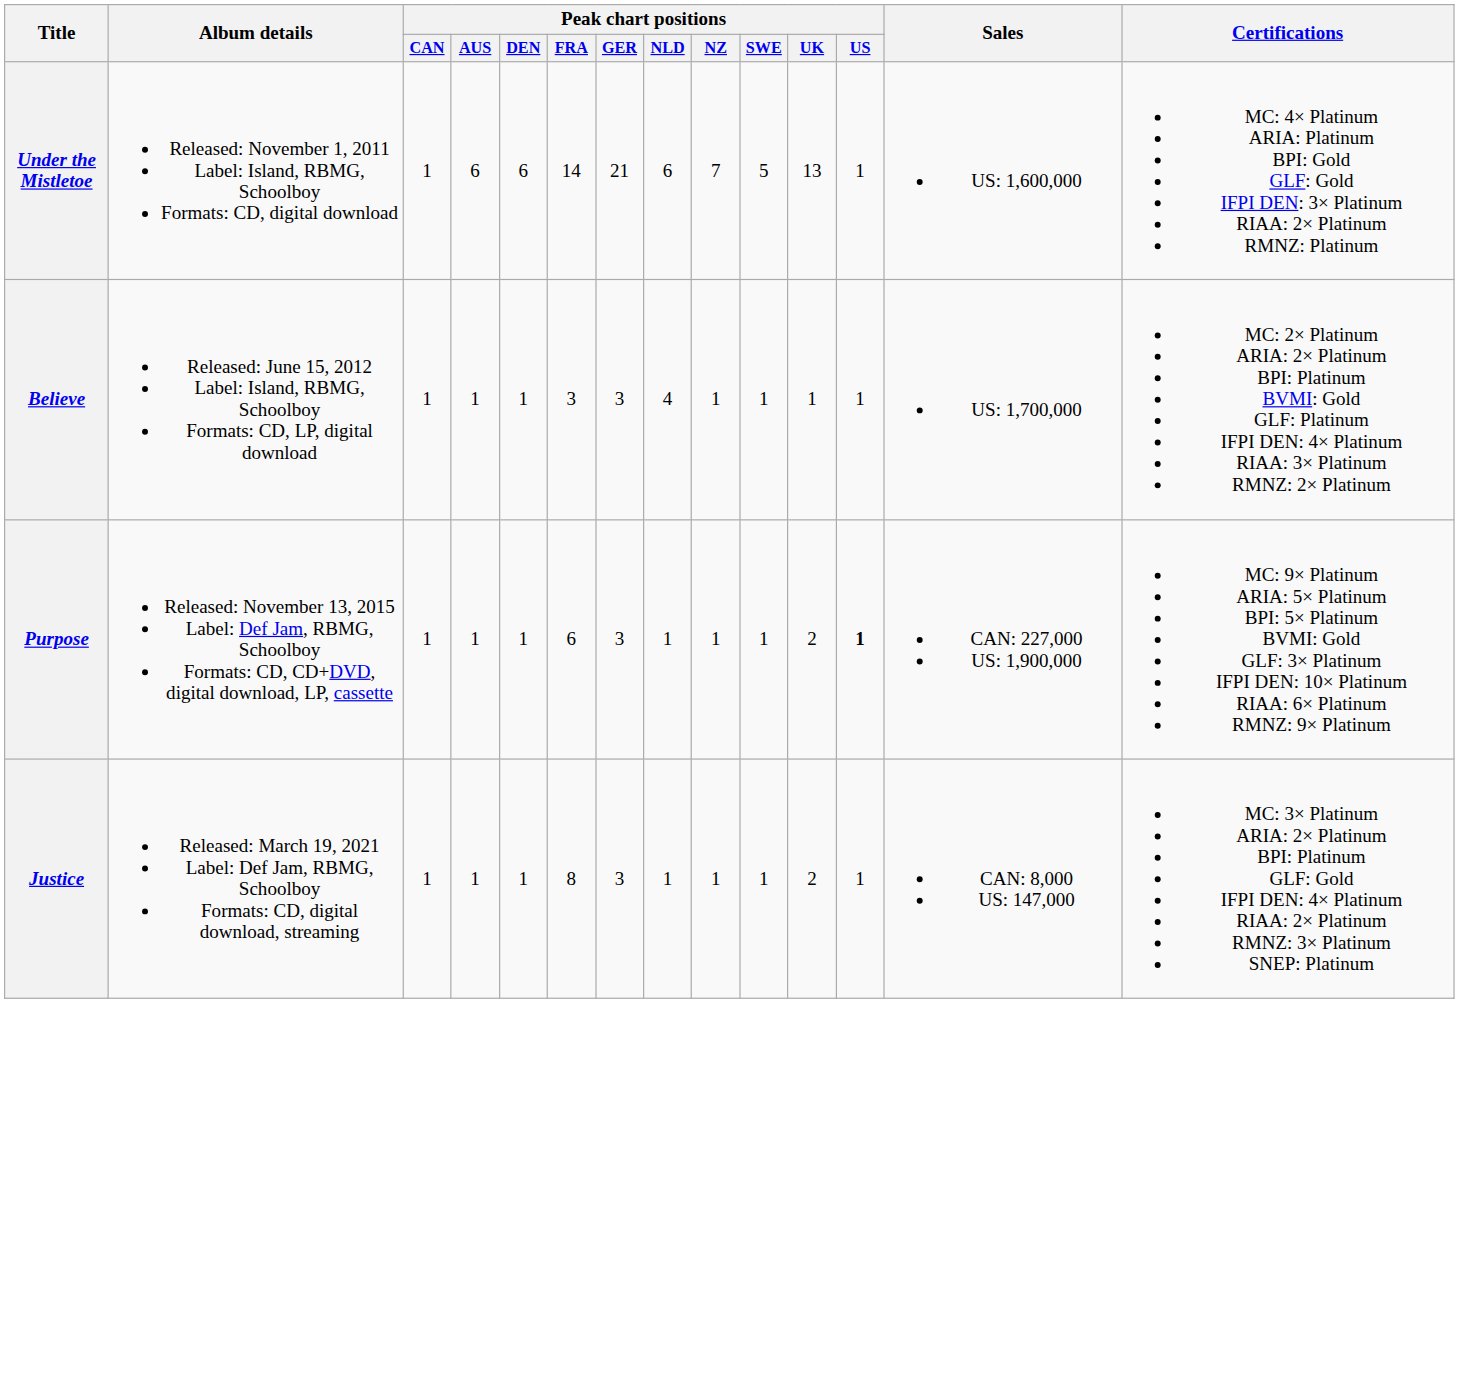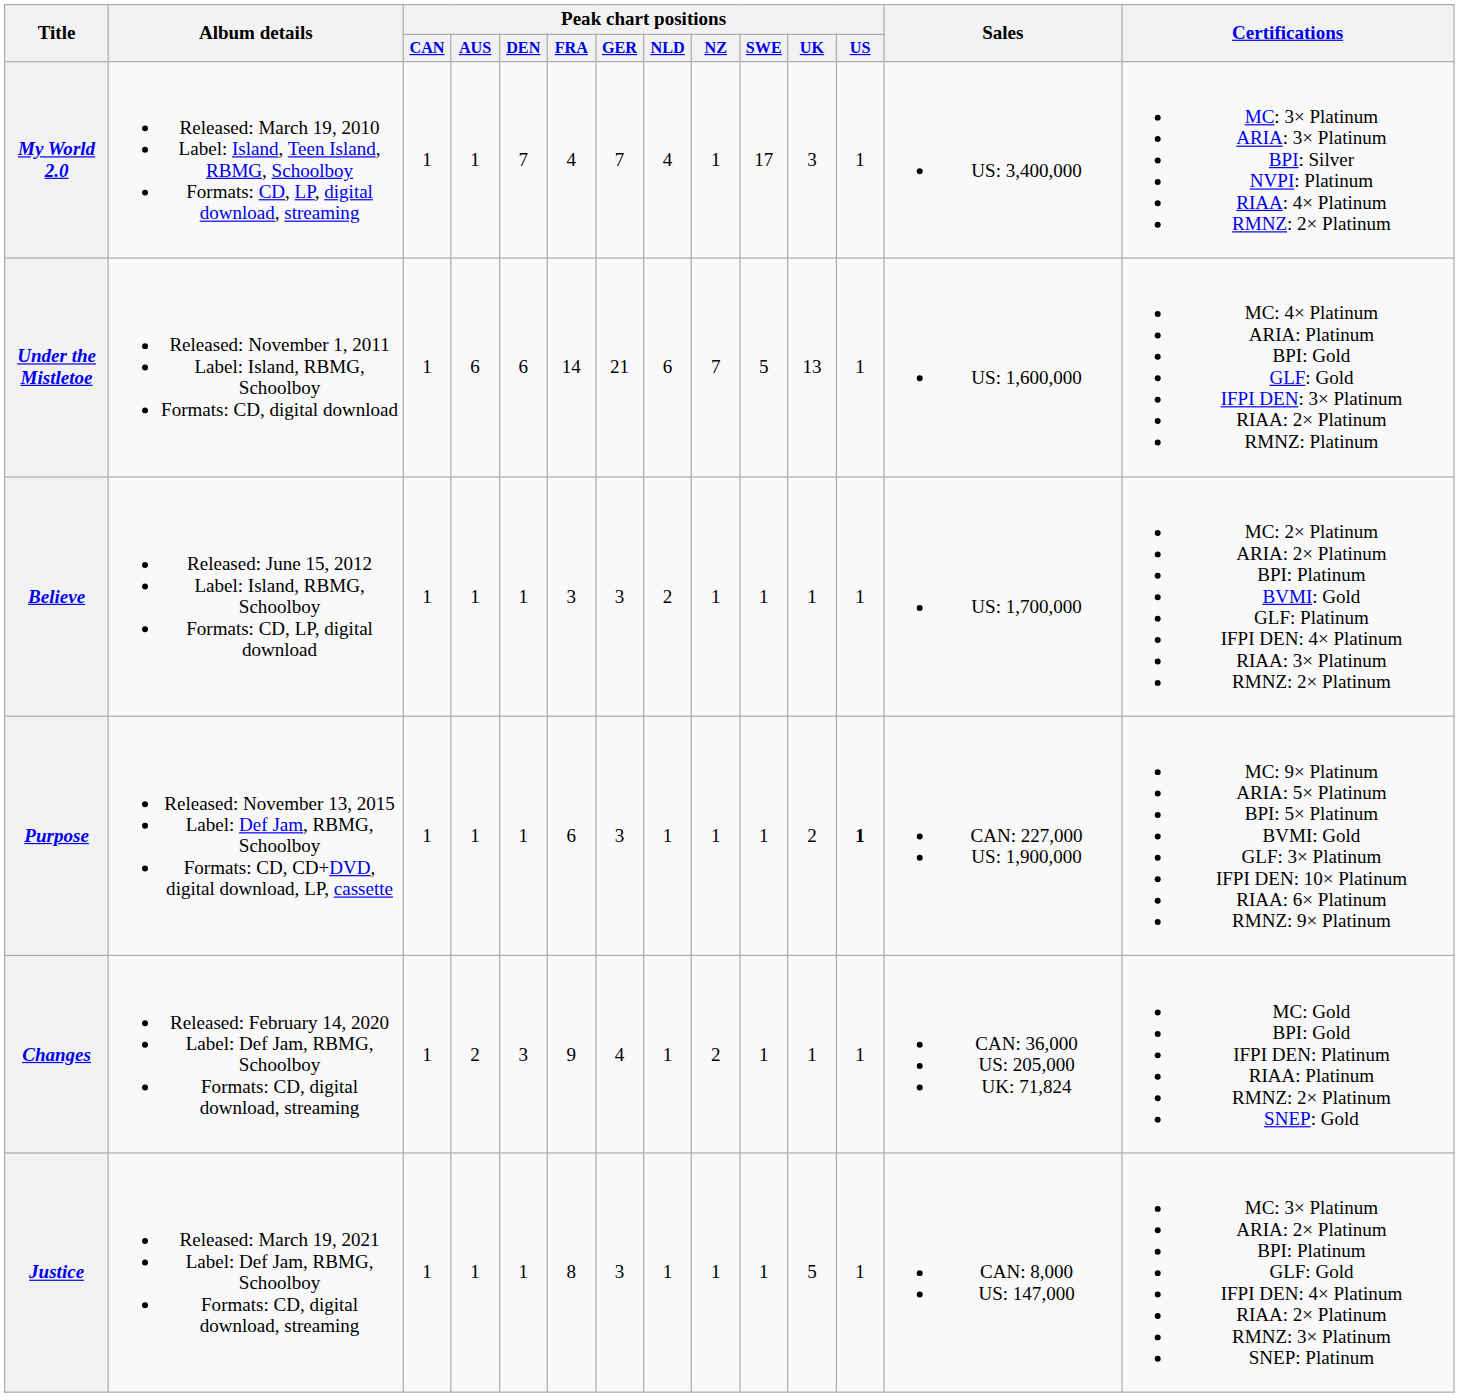+ row: (57, 159)
(668, 399) 4 -> (668, 596) 2
+ row: (57, 1054)
(812, 878) 2 -> (812, 1272) 5
